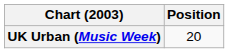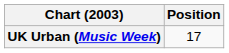(194, 36) 20 -> (194, 36) 17
